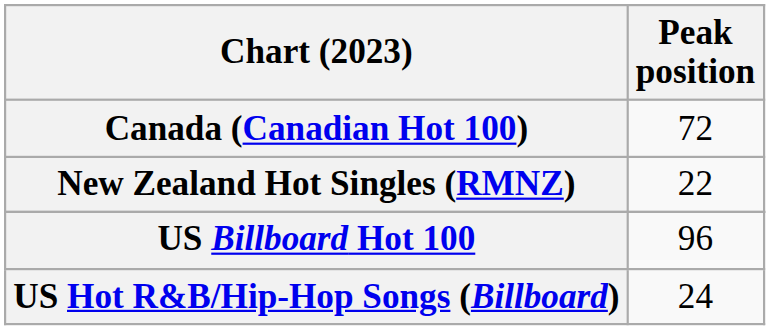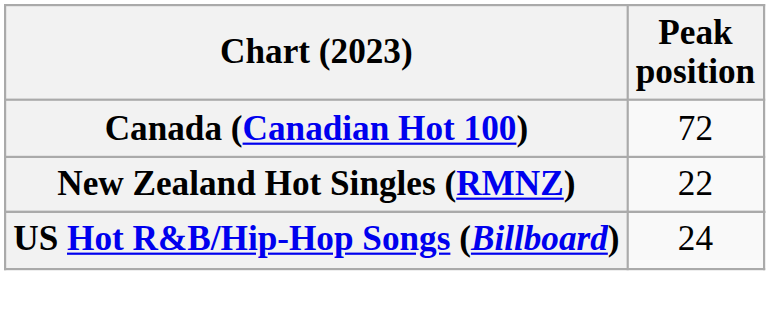- row: (316, 239)
